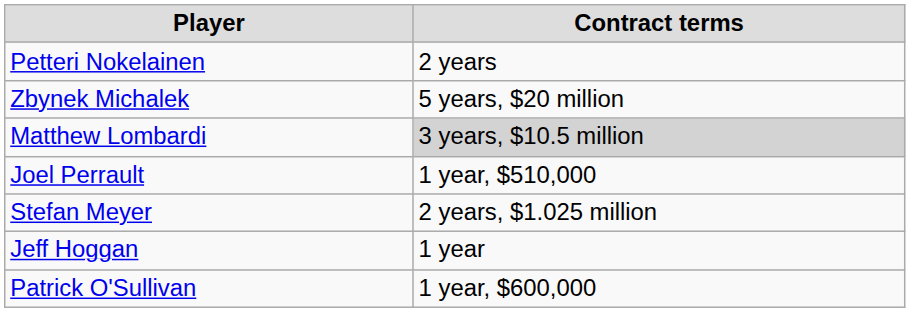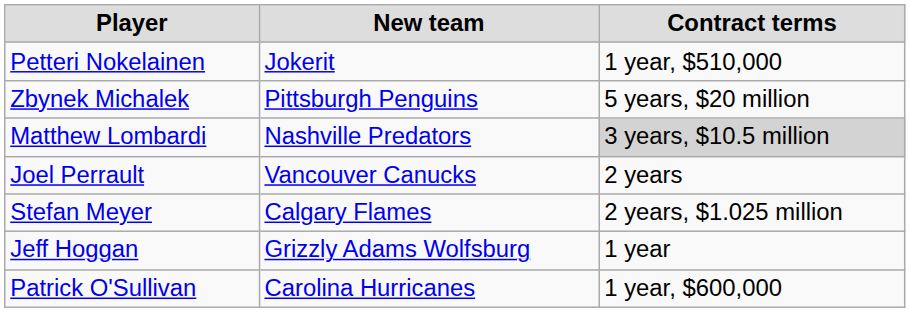+ column: (429, 23)
(458, 61) 2 years -> (693, 61) 1 year, $510,000
(507, 174) 1 year, $510,000 -> (643, 174) 2 years
